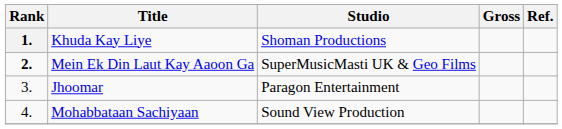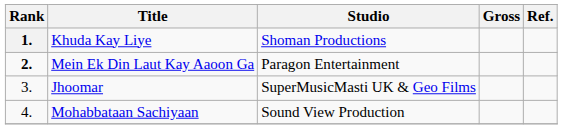(369, 64) SuperMusicMasti UK & Geo Films -> (330, 64) Paragon Entertainment
(330, 87) Paragon Entertainment -> (369, 87) SuperMusicMasti UK & Geo Films
